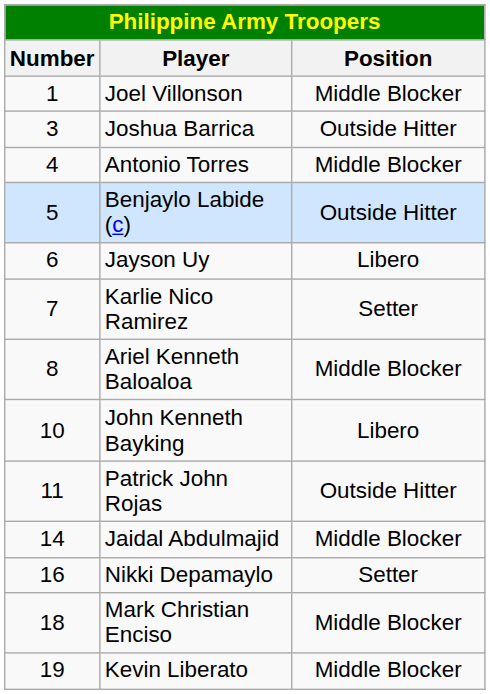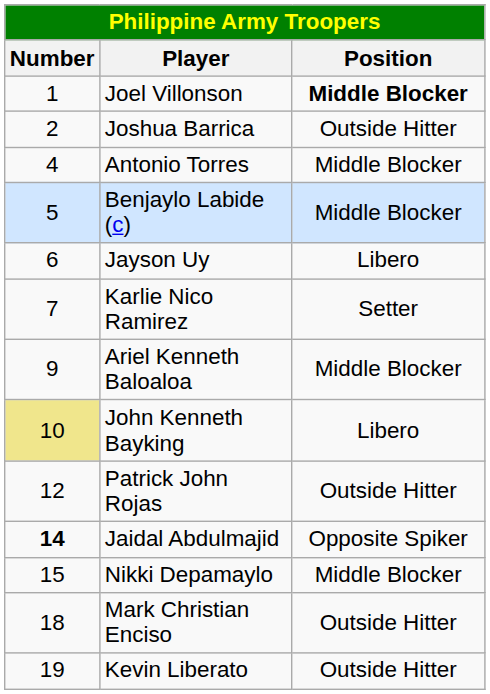(388, 93) normal -> (388, 93) bold
(52, 128) 3 -> (52, 128) 2
(388, 212) Outside Hitter -> (388, 212) Middle Blocker
(52, 369) 8 -> (52, 369) 9
(52, 430) no background -> (52, 430) khaki background
(52, 490) 11 -> (52, 490) 12
(52, 539) normal -> (52, 539) bold
(388, 539) Middle Blocker -> (388, 539) Opposite Spiker
(52, 574) 16 -> (52, 574) 15
(388, 574) Setter -> (388, 574) Middle Blocker
(388, 622) Middle Blocker -> (388, 622) Outside Hitter
(388, 670) Middle Blocker -> (388, 670) Outside Hitter
